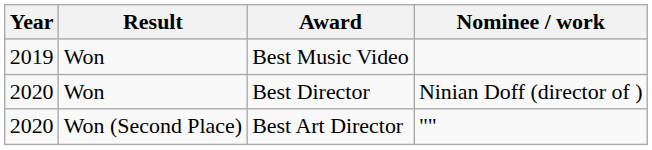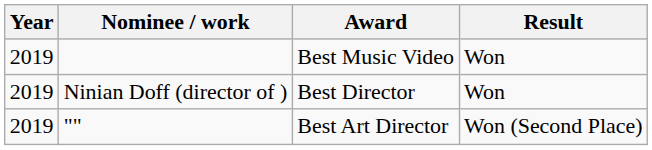columns swapped: (531, 21) <-> (153, 21)
(32, 91) 2020 -> (32, 91) 2019
(32, 126) 2020 -> (32, 126) 2019
